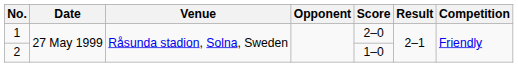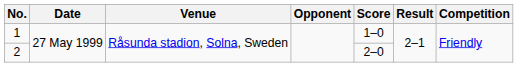(374, 33) 2–0 -> (374, 33) 1–0
(374, 52) 1–0 -> (374, 52) 2–0
